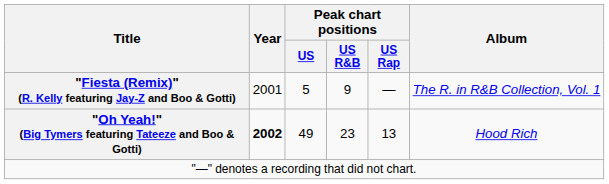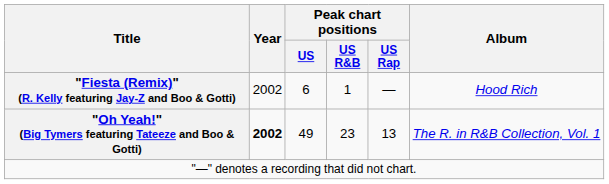(267, 90) 2001 -> (267, 90) 2002
(306, 90) 5 -> (306, 90) 6
(347, 90) 9 -> (347, 90) 1
(507, 90) The R. in R&B Collection, Vol. 1 -> (507, 90) Hood Rich
(507, 134) Hood Rich -> (507, 134) The R. in R&B Collection, Vol. 1
